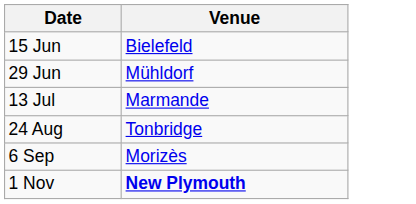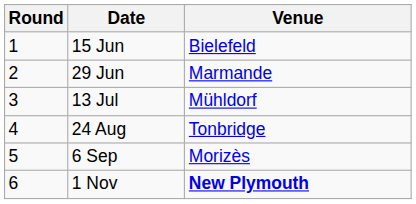+ column: (36, 18)
(160, 73) Mühldorf -> (231, 73) Marmande
(167, 101) Marmande -> (223, 101) Mühldorf
